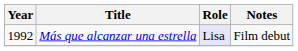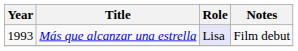(20, 35) 1992 -> (20, 35) 1993
